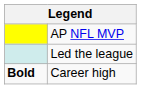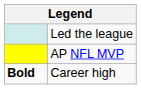rows swapped: (87, 34) <-> (92, 53)
